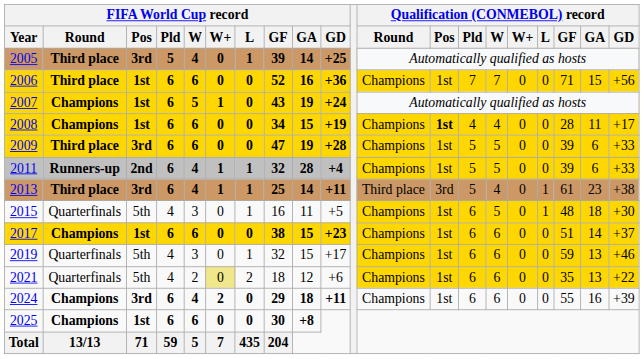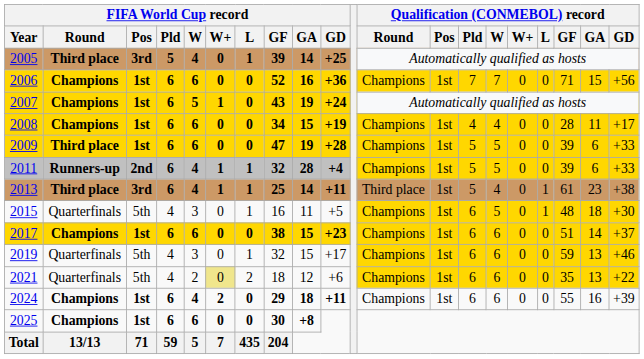(85, 80) Third place -> (85, 80) Champions
(444, 124) bold -> (444, 124) normal
(142, 146) 3rd -> (142, 146) 1st
(444, 189) 3rd -> (444, 189) 1st
(142, 299) 3rd -> (142, 299) 1st
